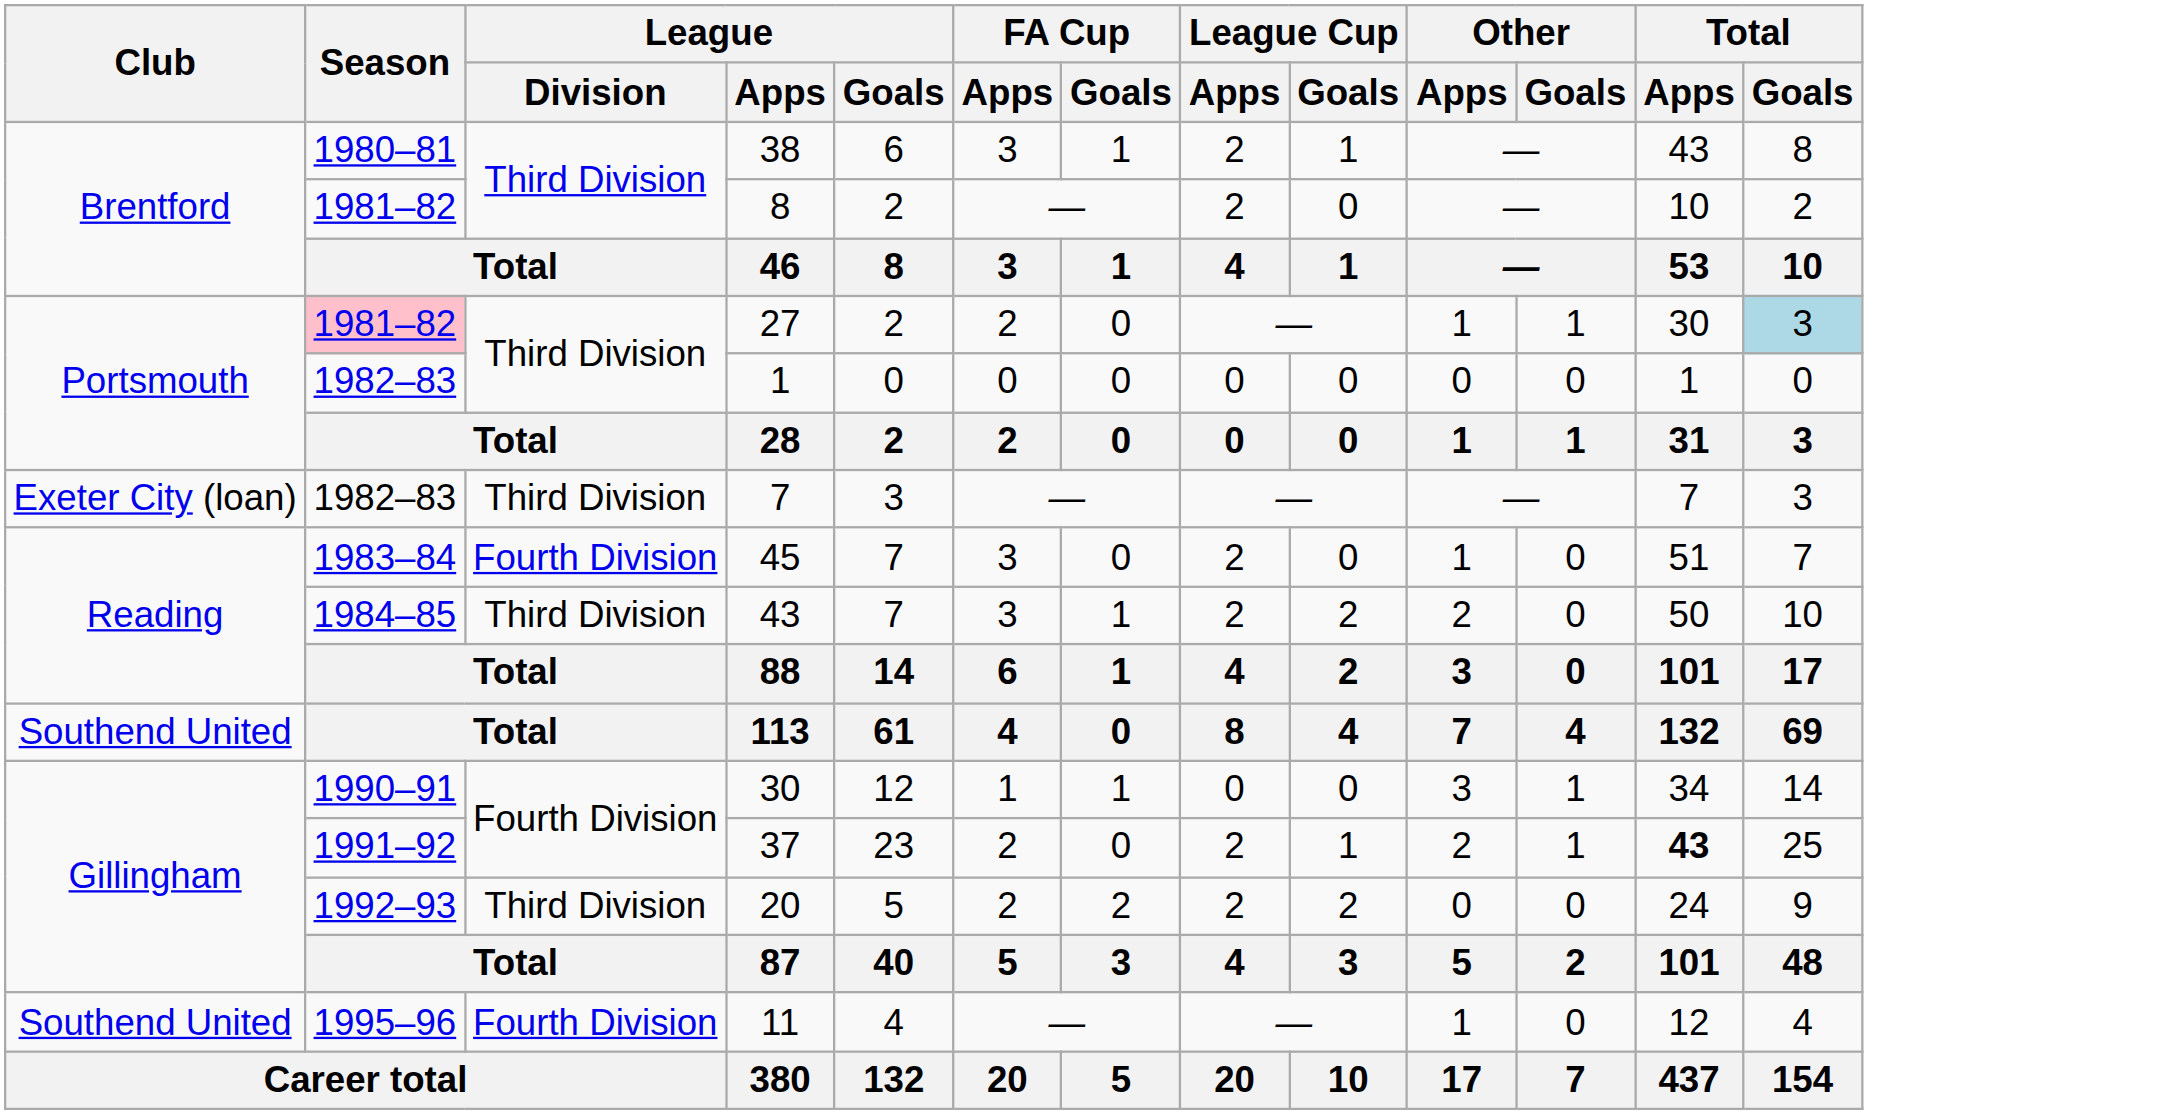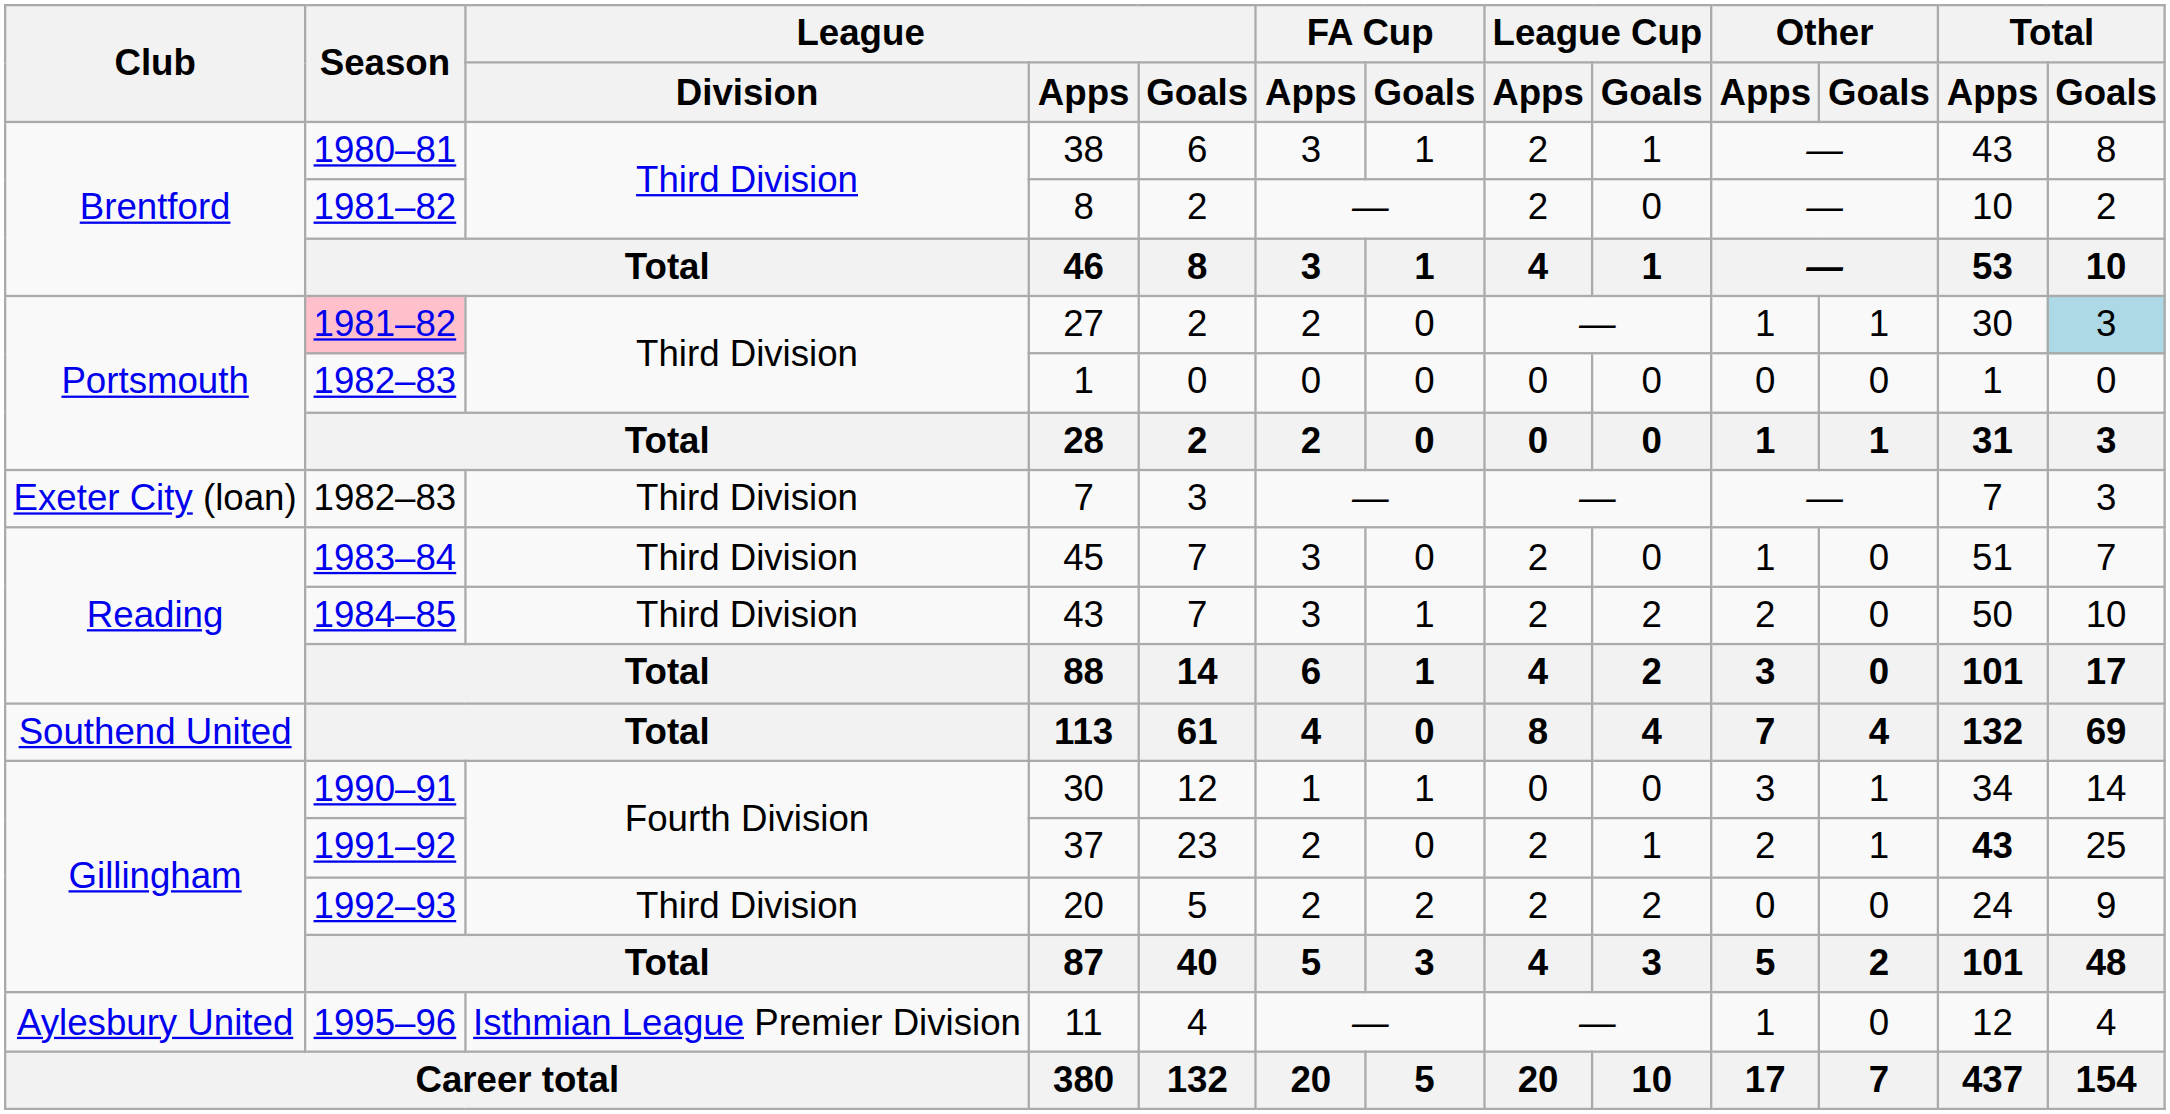(595, 556) Fourth Division -> (747, 556) Third Division
(155, 1021) Southend United -> (155, 1021) Aylesbury United
(595, 1021) Fourth Division -> (747, 1021) Isthmian League Premier Division
